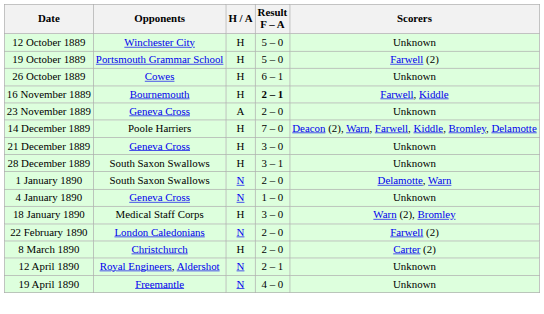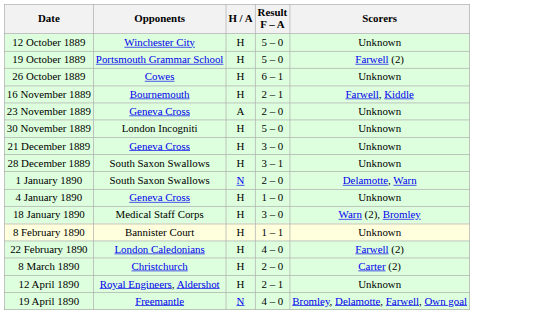(272, 94) bold -> (272, 94) normal
+ row: (49, 128)
- row: (49, 128)
(241, 197) N -> (241, 197) H
+ row: (49, 232)
(241, 232) N -> (241, 249) H
(272, 232) 2 – 0 -> (272, 249) 4 – 0
(241, 266) N -> (241, 284) H
(414, 284) Unknown -> (380, 301) Bromley, Delamotte, Farwell, Own goal
